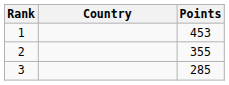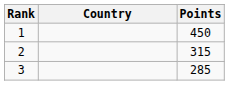(200, 33) 453 -> (200, 33) 450
(200, 52) 355 -> (200, 52) 315
